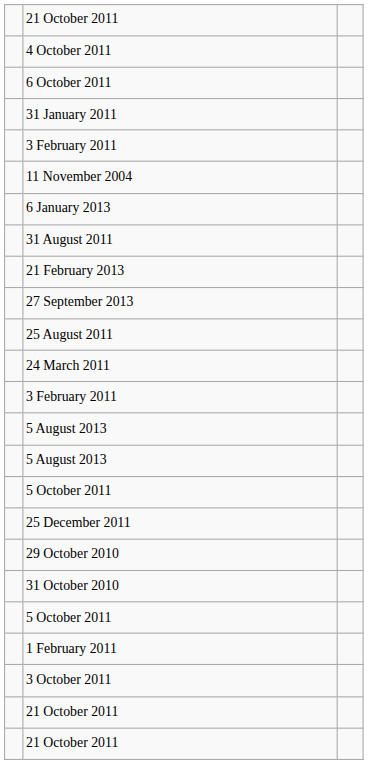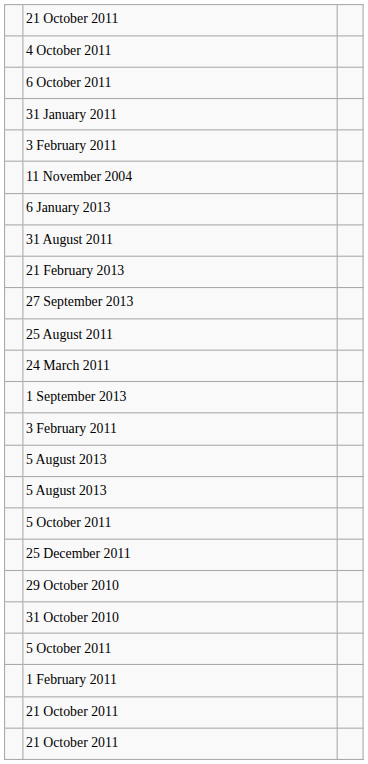+ row: (14, 398)
- row: (14, 681)
